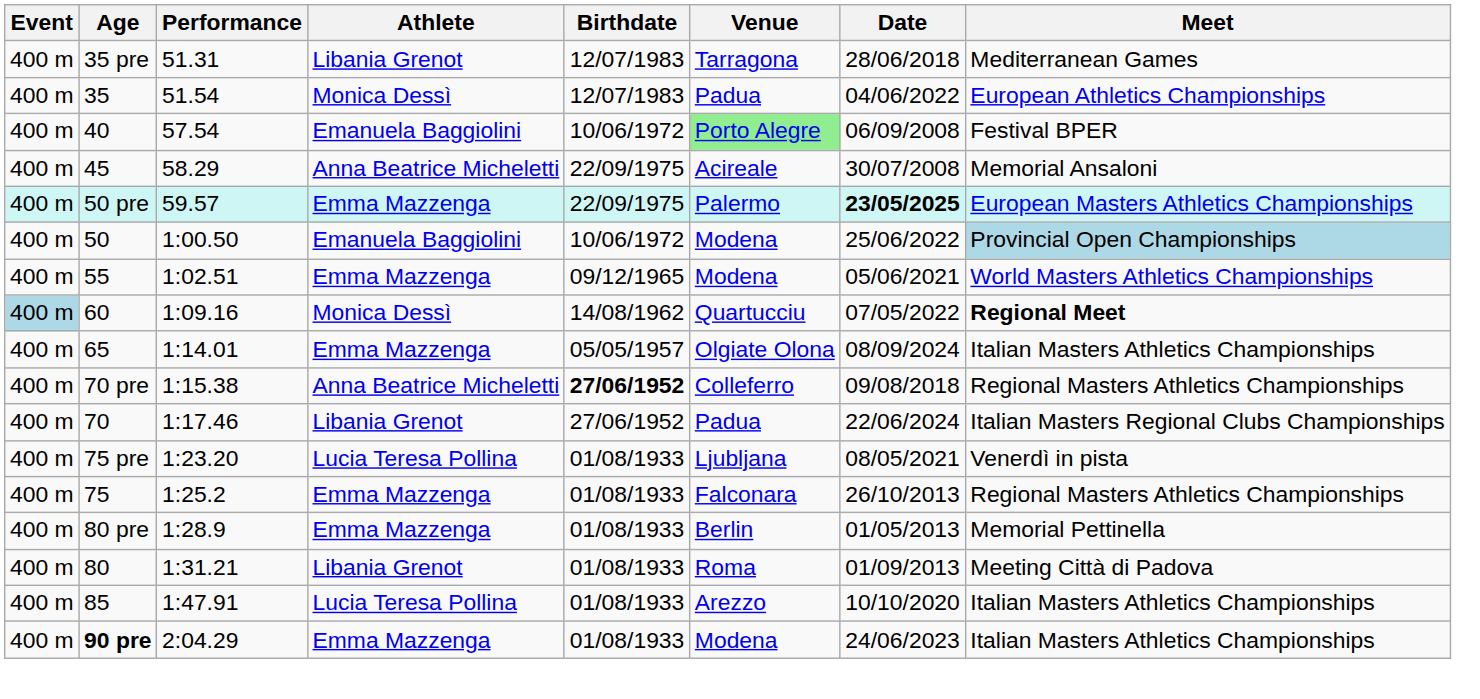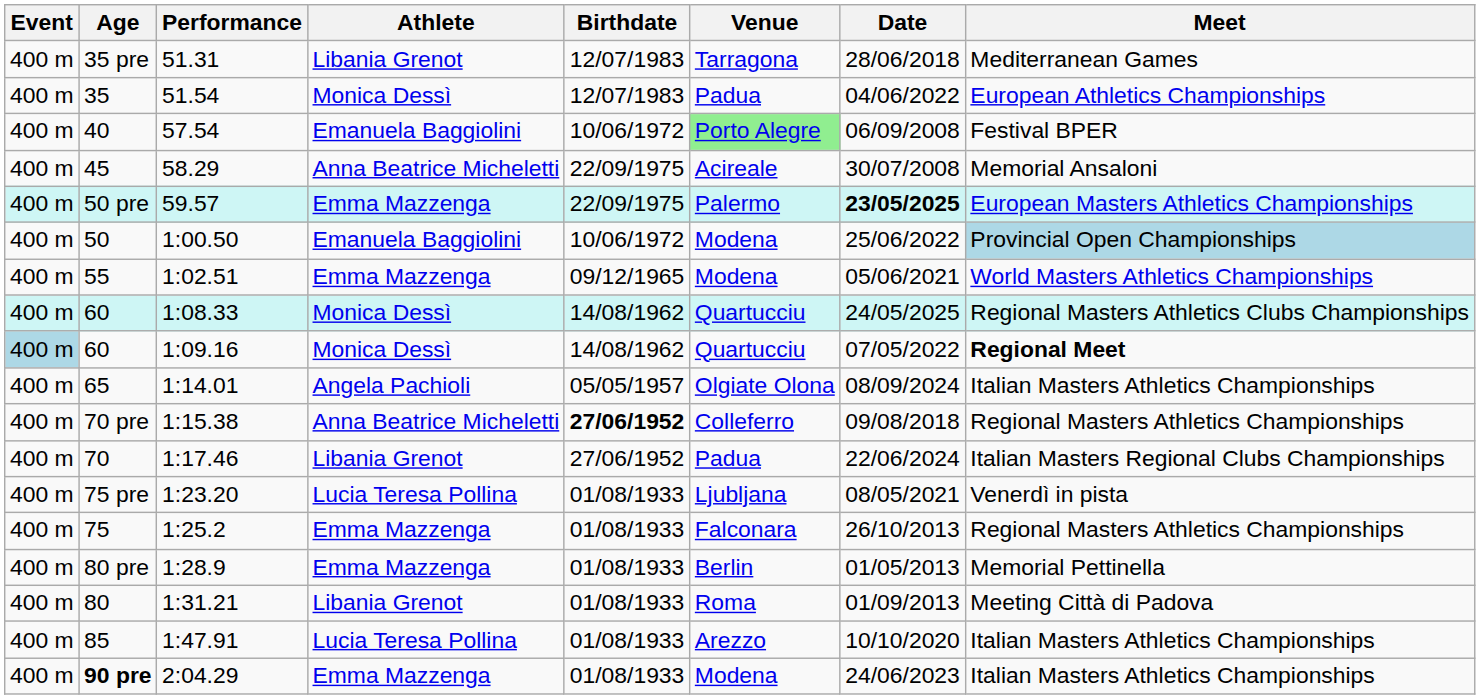+ row: (200, 312)
(402, 349) Emma Mazzenga -> (391, 385) Angela Pachioli
